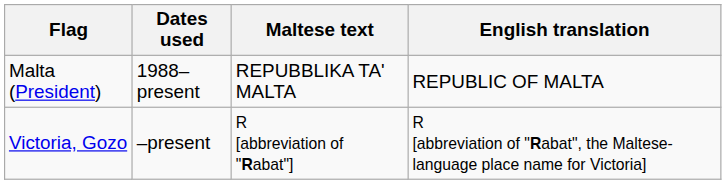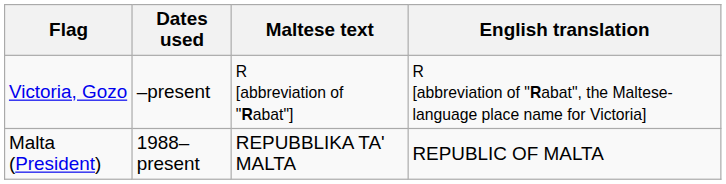rows swapped: (55, 81) <-> (68, 143)
